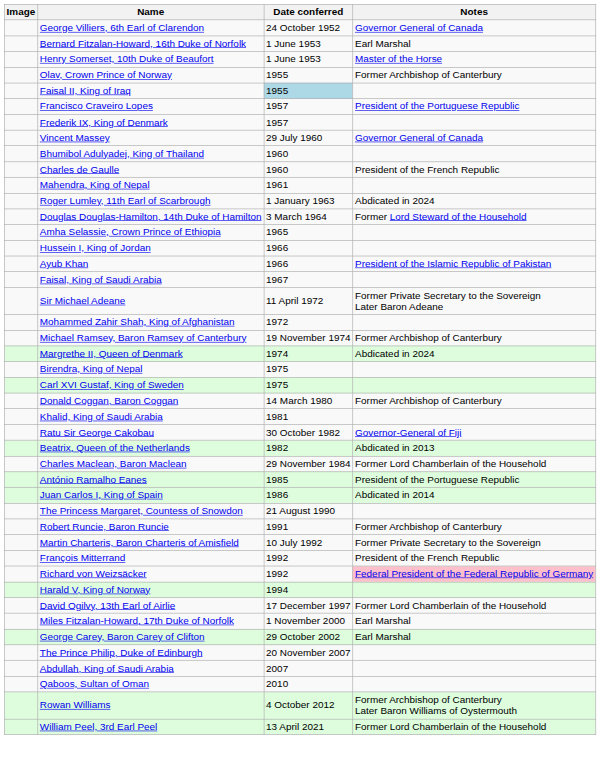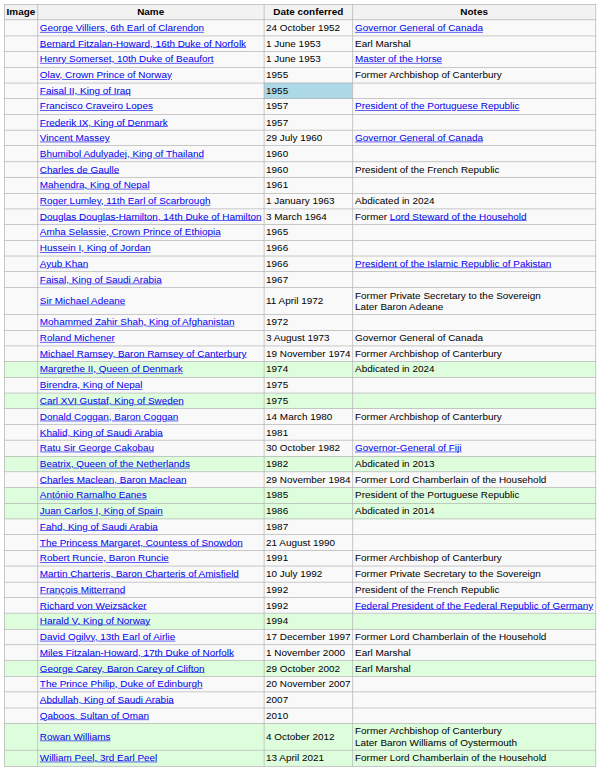+ row: (77, 338)
+ row: (99, 526)
(474, 574) pink background -> (474, 605) no background
